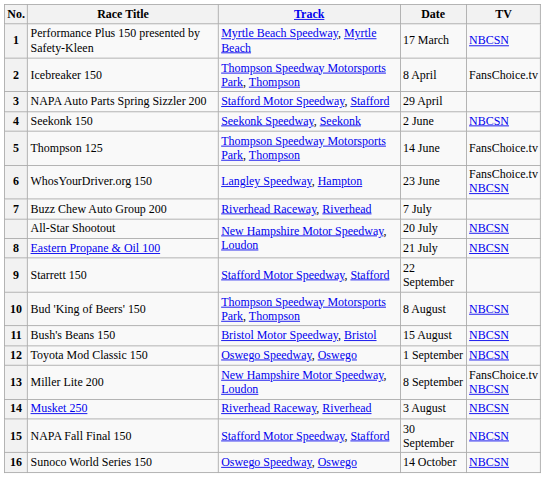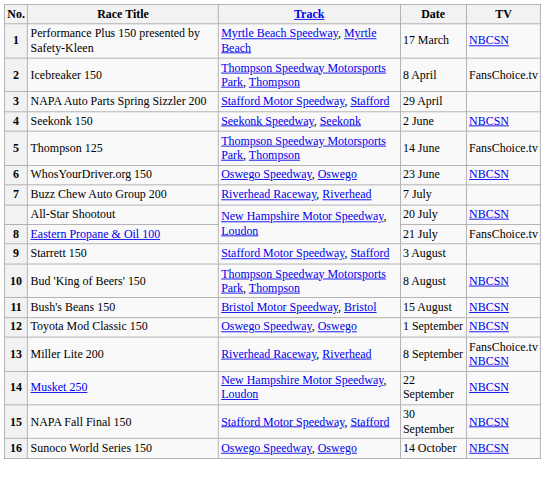(292, 181) Langley Speedway, Hampton -> (289, 174) Oswego Speedway, Oswego
(503, 181) FansChoice.tv NBCSN -> (489, 174) NBCSN
(489, 247) NBCSN -> (503, 233) FansChoice.tv
(428, 274) 22 September -> (424, 253) 3 August
(304, 381) New Hampshire Motor Speedway, Loudon -> (296, 353) Riverhead Raceway, Riverhead
(296, 408) Riverhead Raceway, Riverhead -> (304, 387) New Hampshire Motor Speedway, Loudon
(424, 408) 3 August -> (428, 387) 22 September
